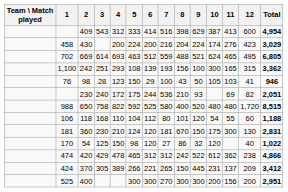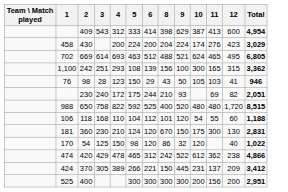- column: (166, 15)
